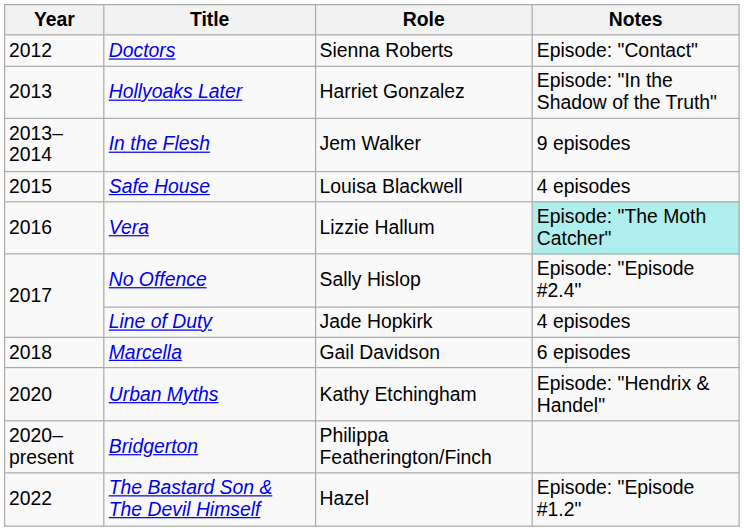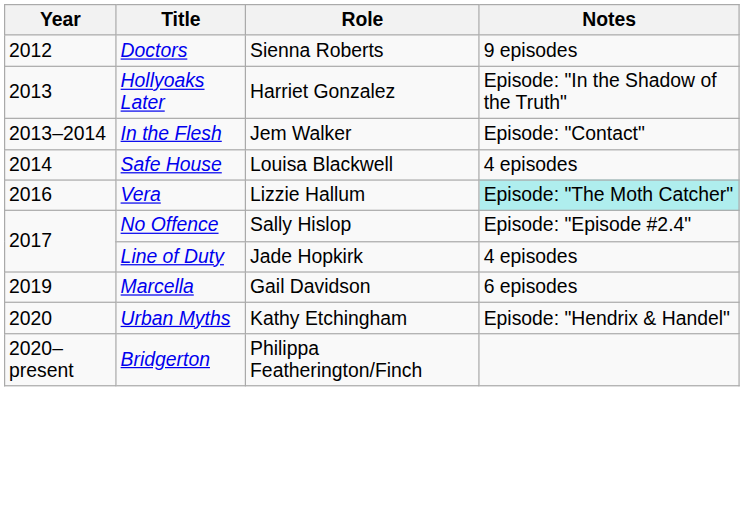(617, 50) Episode: "Contact" -> (530, 50) 9 episodes
(584, 144) 9 episodes -> (564, 133) Episode: "Contact"
(31, 186) 2015 -> (31, 164) 2014
(31, 352) 2018 -> (31, 287) 2019
- row: (191, 499)
